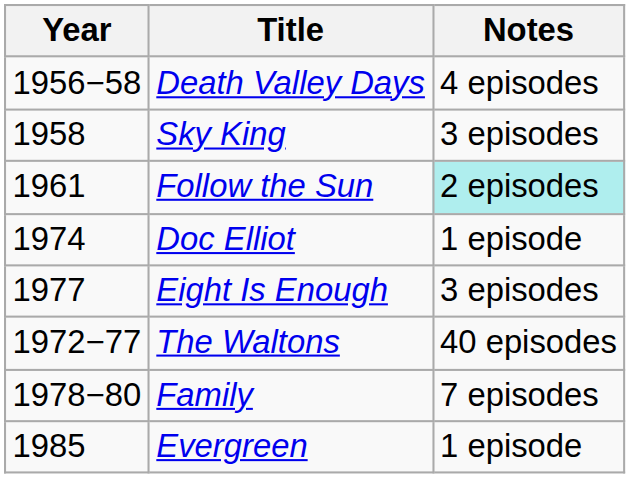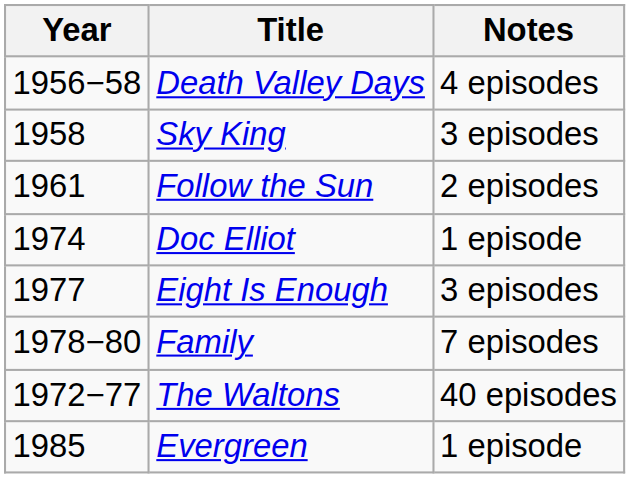(519, 186) paleturquoise background -> (519, 186) no background
rows swapped: (248, 342) <-> (205, 394)
